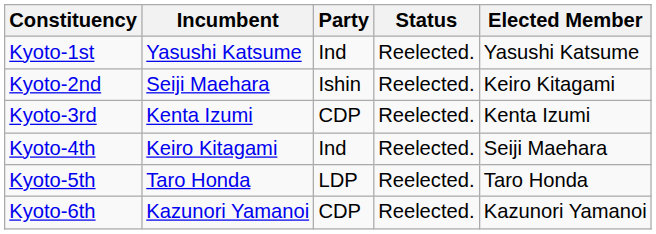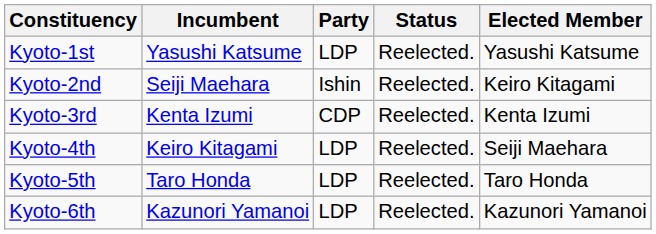(332, 52) Ind -> (338, 52) LDP
(332, 148) Ind -> (338, 148) LDP
(340, 212) CDP -> (338, 212) LDP
